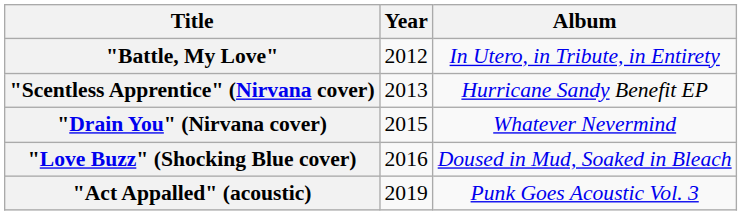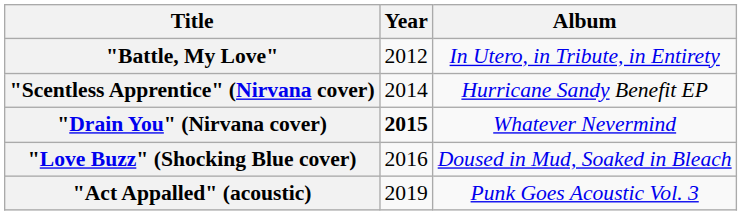(406, 90) 2013 -> (406, 90) 2014
(406, 124) normal -> (406, 124) bold
